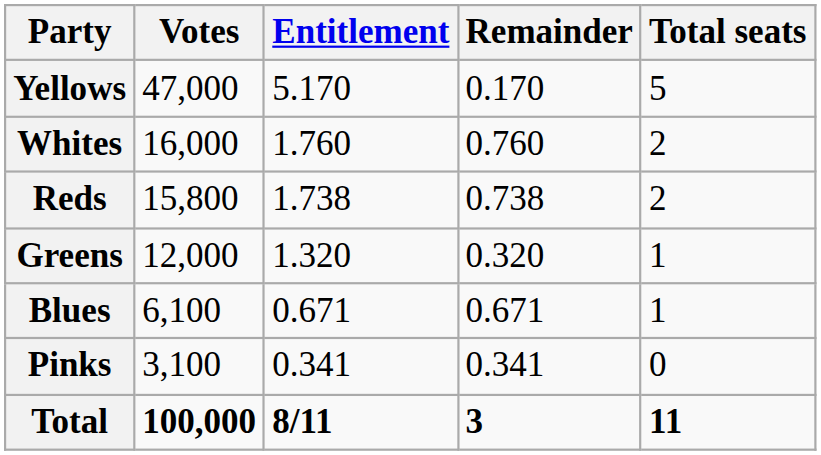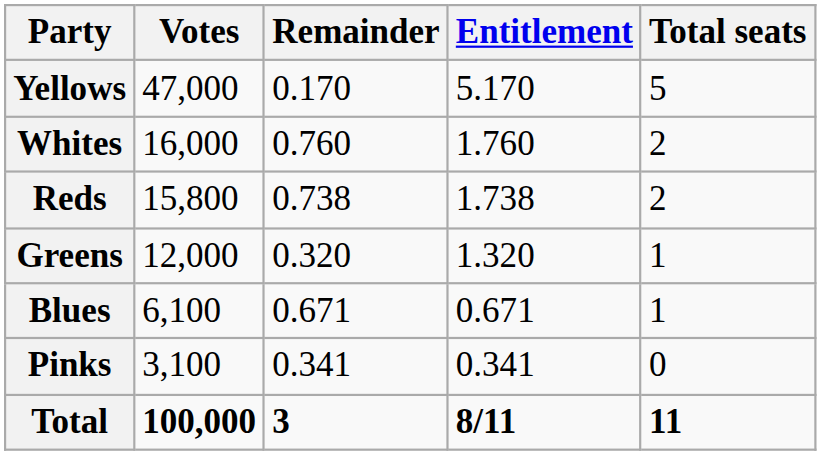columns swapped: (361, 32) <-> (549, 32)
